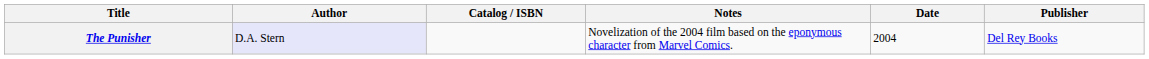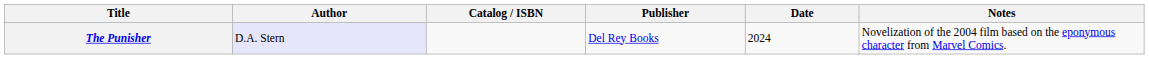columns swapped: (1064, 13) <-> (728, 13)
(885, 38) 2004 -> (759, 38) 2024
